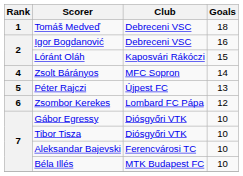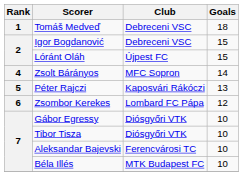(223, 42) 16 -> (223, 42) 15
(165, 57) Kaposvári Rákóczi -> (147, 57) Újpest FC
(147, 88) Újpest FC -> (165, 88) Kaposvári Rákóczi
